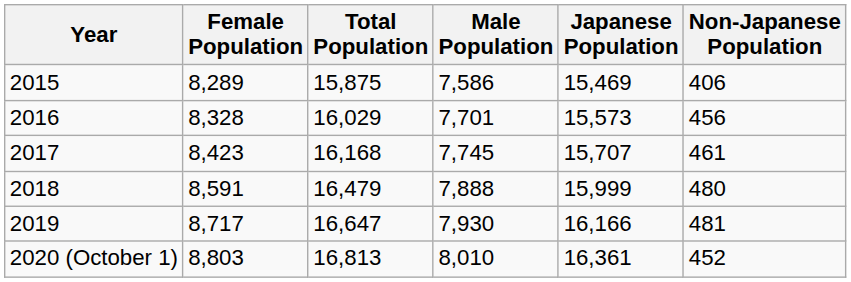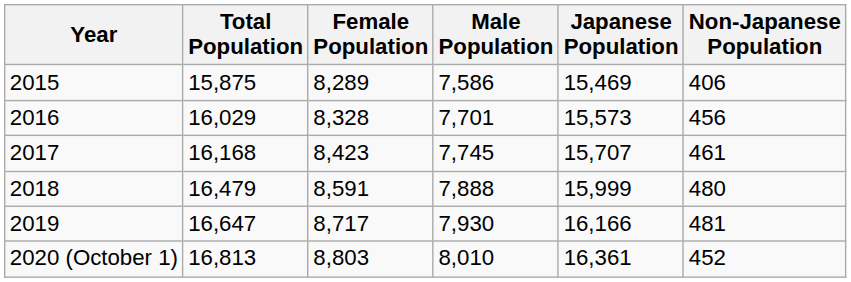columns swapped: (371, 34) <-> (246, 34)
